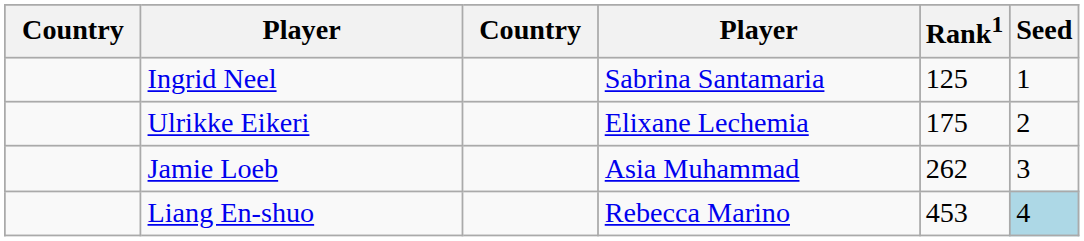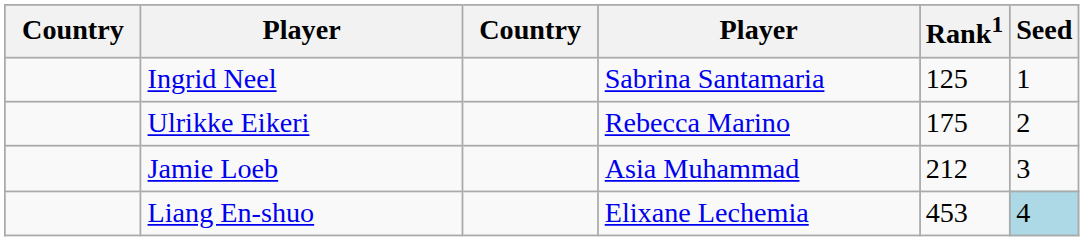(707, 123) Elixane Lechemia -> (697, 123) Rebecca Marino
(947, 168) 262 -> (947, 168) 212
(697, 213) Rebecca Marino -> (707, 213) Elixane Lechemia
